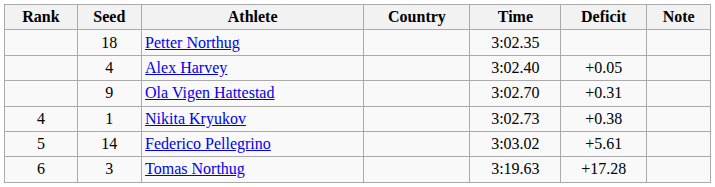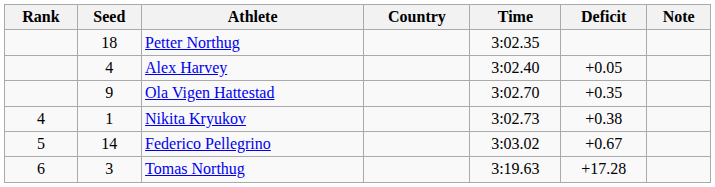(604, 93) +0.31 -> (604, 93) +0.35
(604, 144) +5.61 -> (604, 144) +0.67
